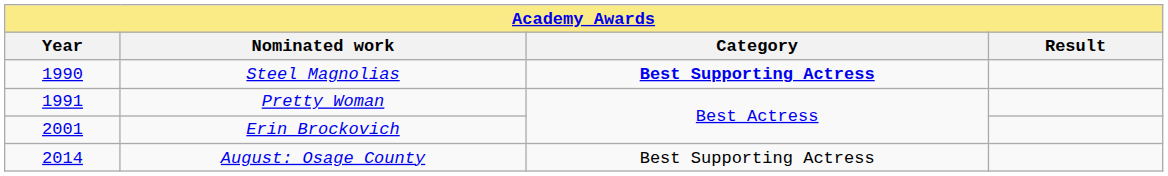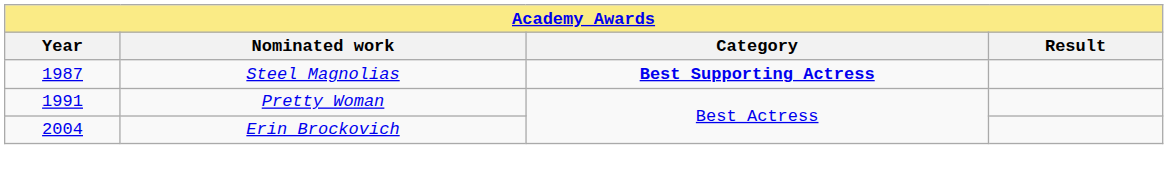(63, 74) 1990 -> (63, 74) 1987
(63, 130) 2001 -> (63, 130) 2004
- row: (323, 157)
